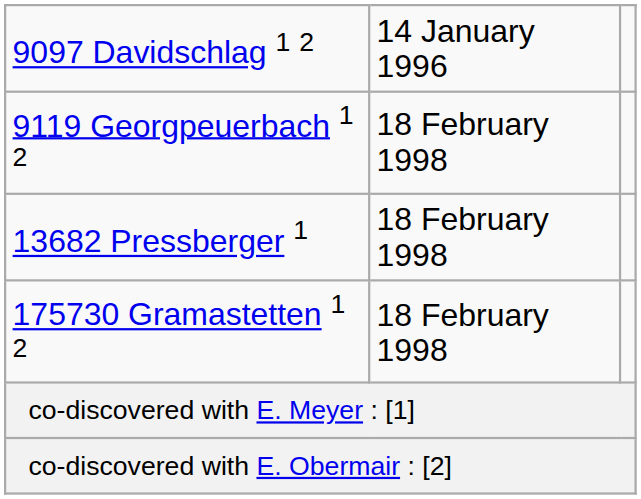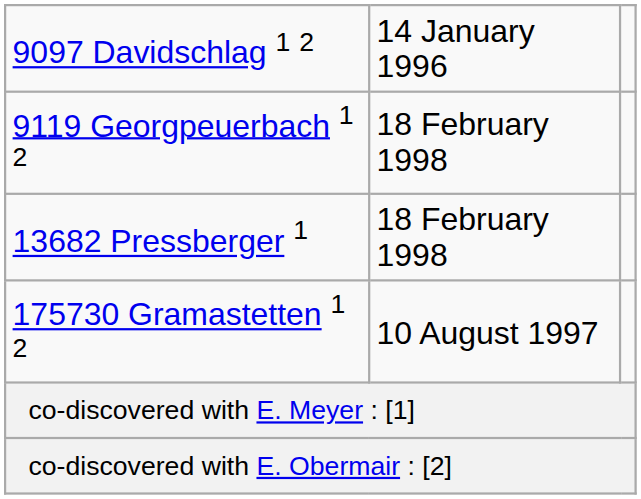(463, 332) 18 February 1998 -> (488, 332) 10 August 1997
